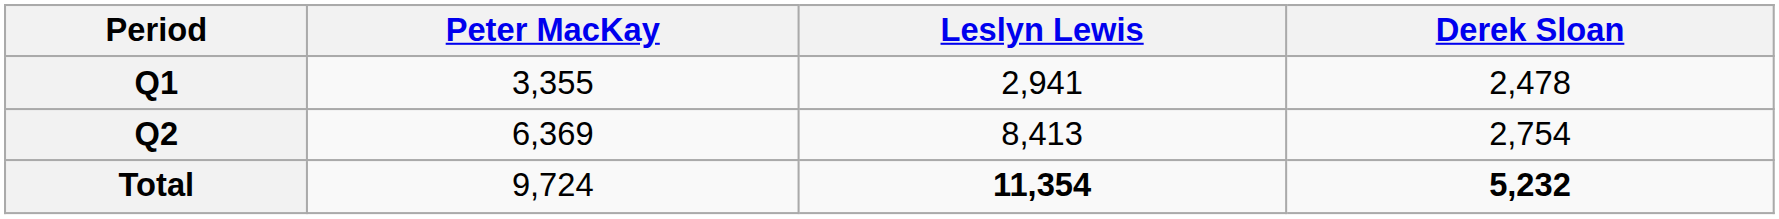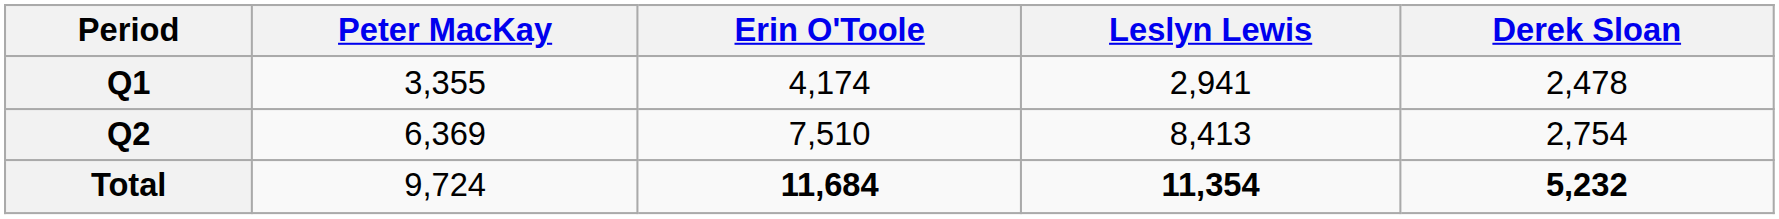+ column: (830, 30)
